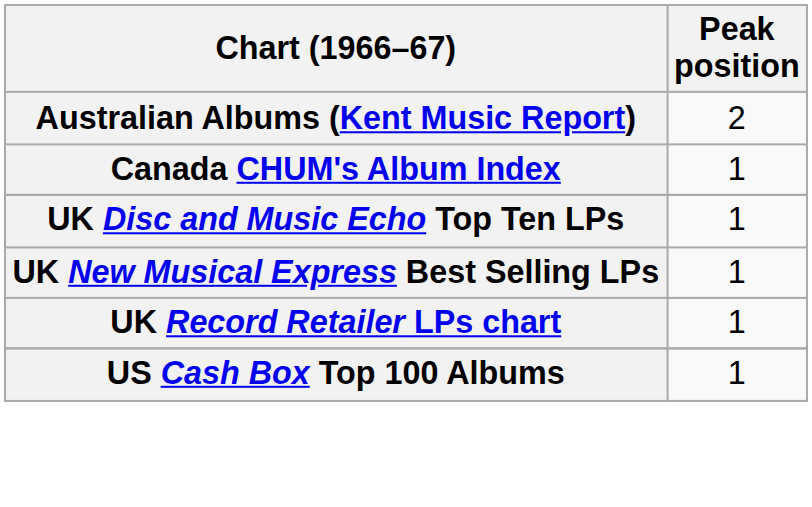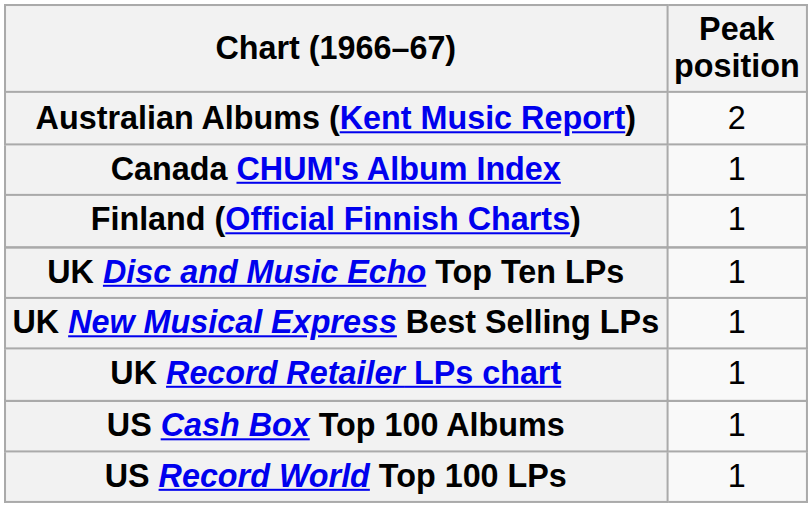+ row: (336, 220)
+ row: (336, 476)
